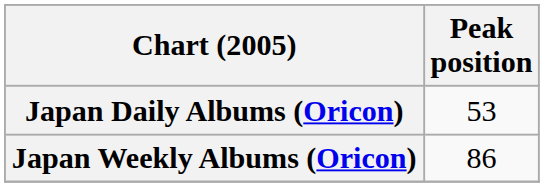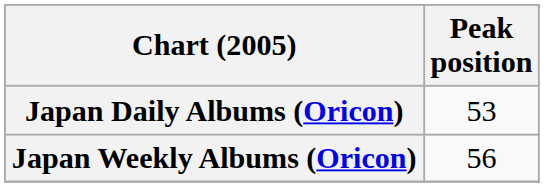(481, 157) 86 -> (481, 157) 56
